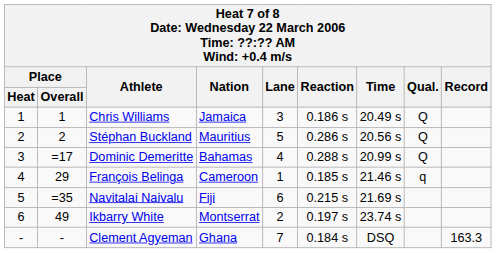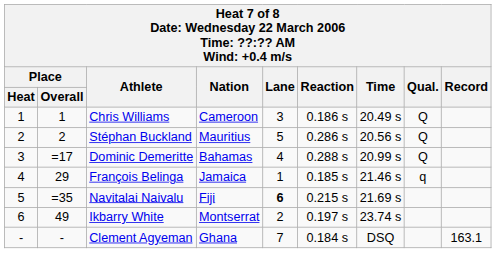(223, 117) Jamaica -> (229, 117) Cameroon
(229, 177) Cameroon -> (223, 177) Jamaica
(280, 197) normal -> (280, 197) bold
(466, 237) 163.3 -> (466, 237) 163.1
